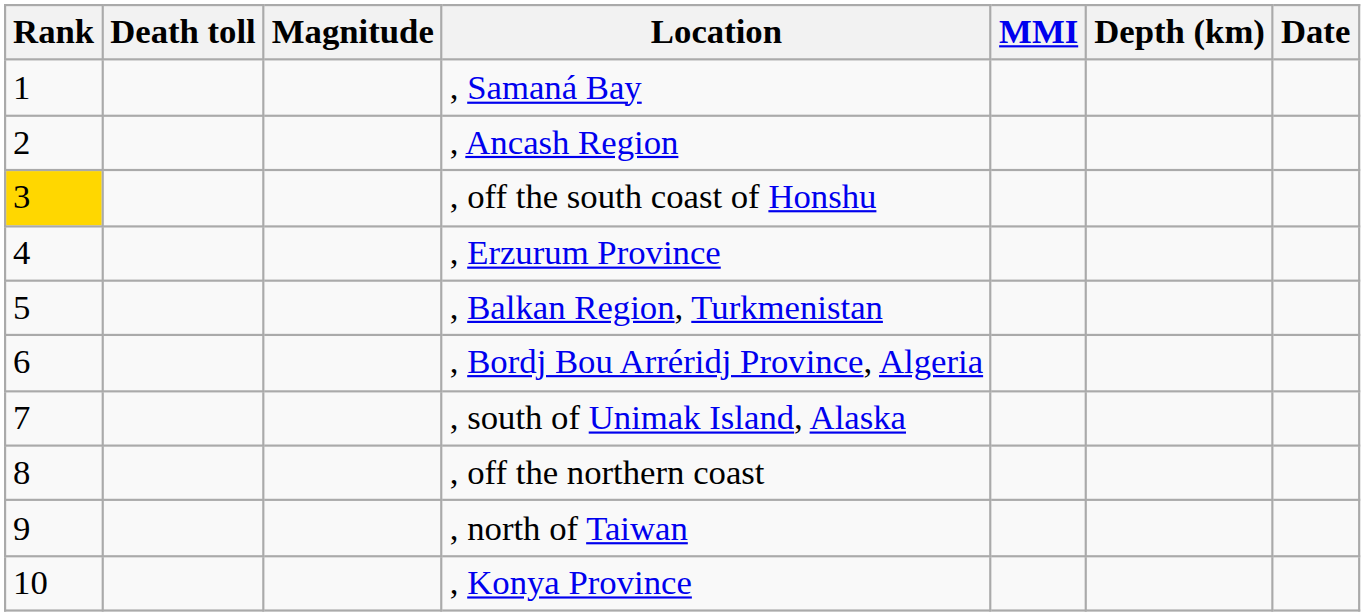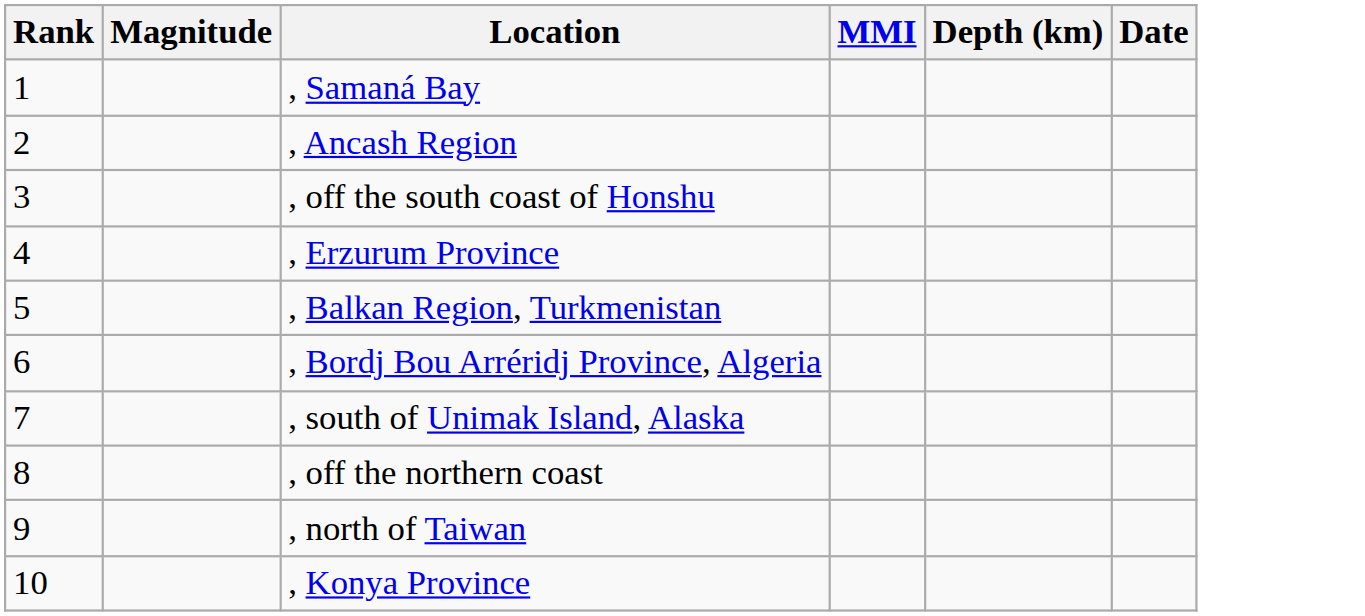- column: (183, 32)
(22, 197) gold background -> (22, 197) no background
